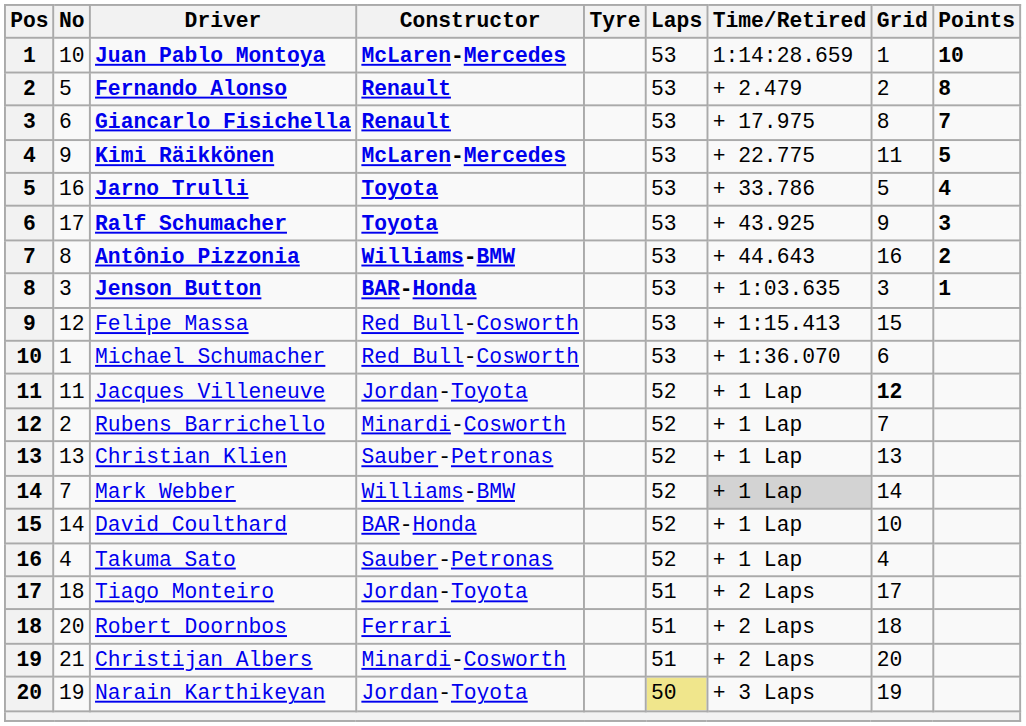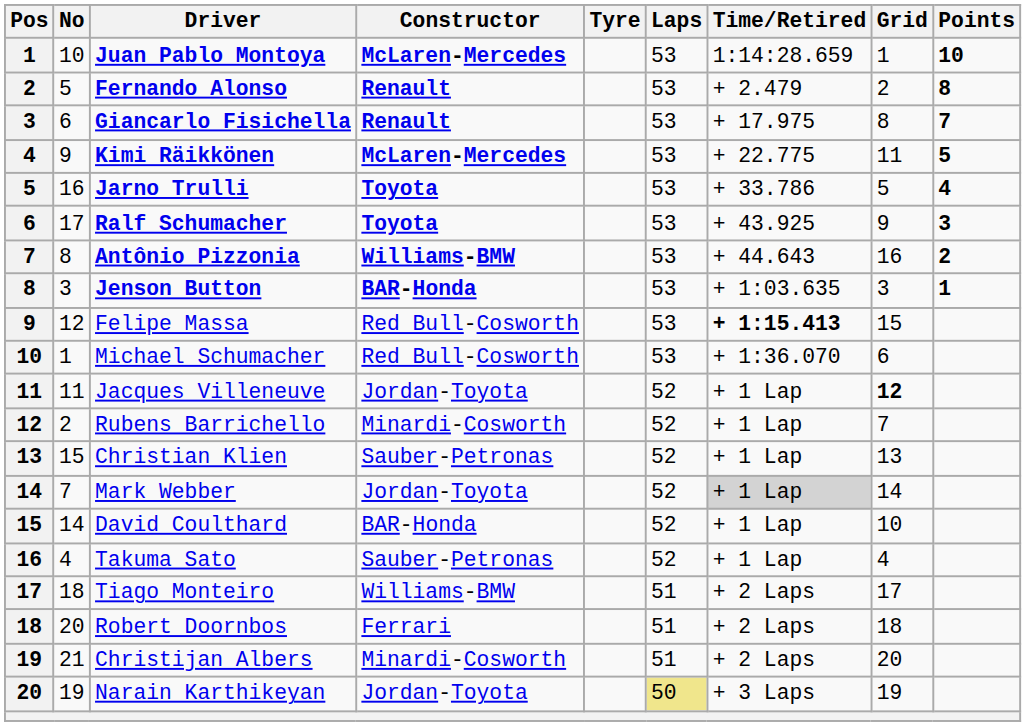(777, 324) normal -> (777, 324) bold
(72, 459) 13 -> (72, 459) 15
(438, 492) Williams-BMW -> (445, 492) Jordan-Toyota
(445, 593) Jordan-Toyota -> (438, 593) Williams-BMW
